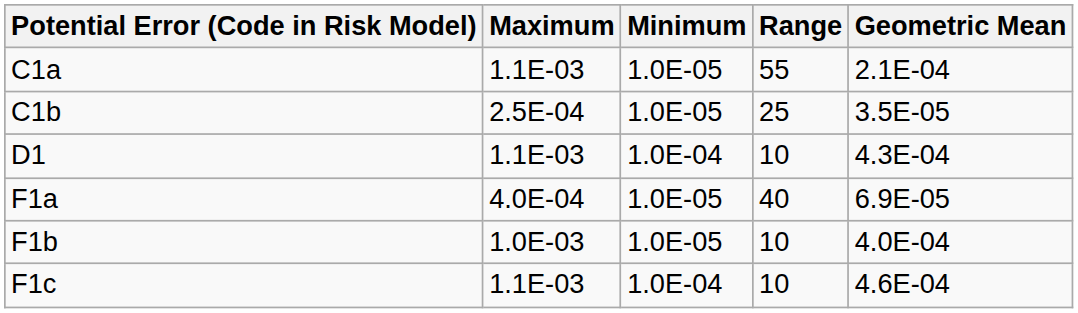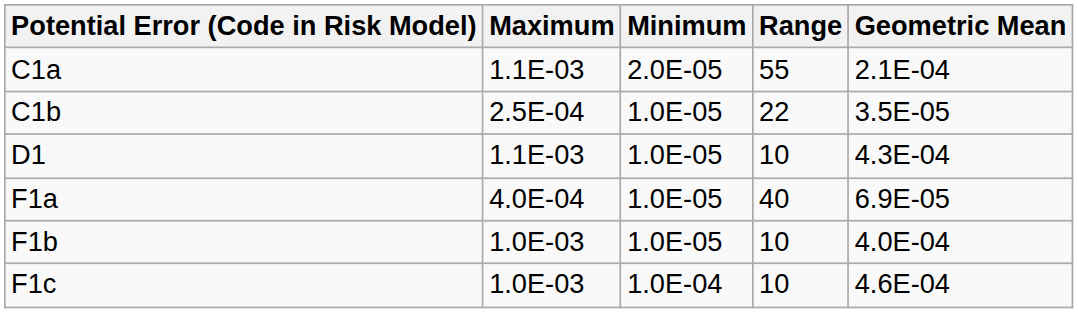(675, 69) 1.0E-05 -> (675, 69) 2.0E-05
(774, 112) 25 -> (774, 112) 22
(675, 155) 1.0E-04 -> (675, 155) 1.0E-05
(537, 284) 1.1E-03 -> (537, 284) 1.0E-03
